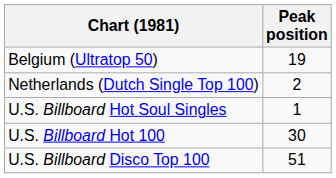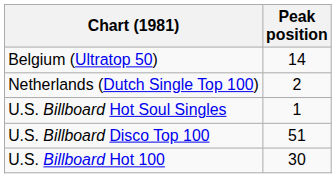(297, 60) 19 -> (297, 60) 14
rows swapped: (87, 135) <-> (109, 160)
